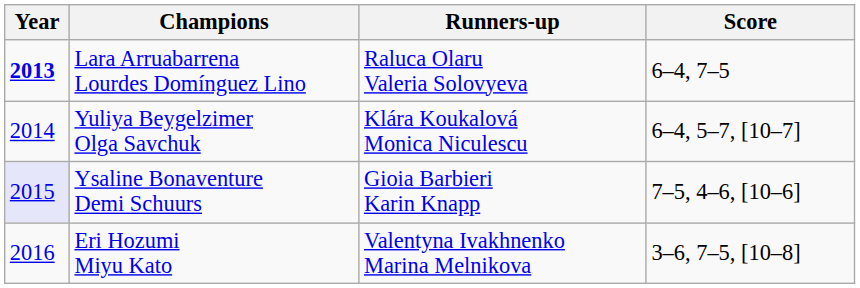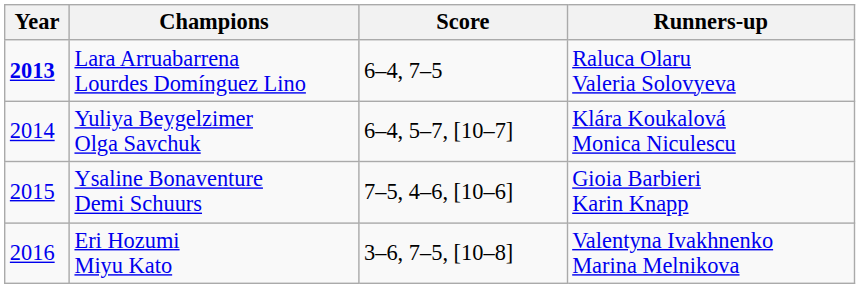columns swapped: (503, 22) <-> (750, 22)
(32, 191) lavender background -> (32, 191) no background
